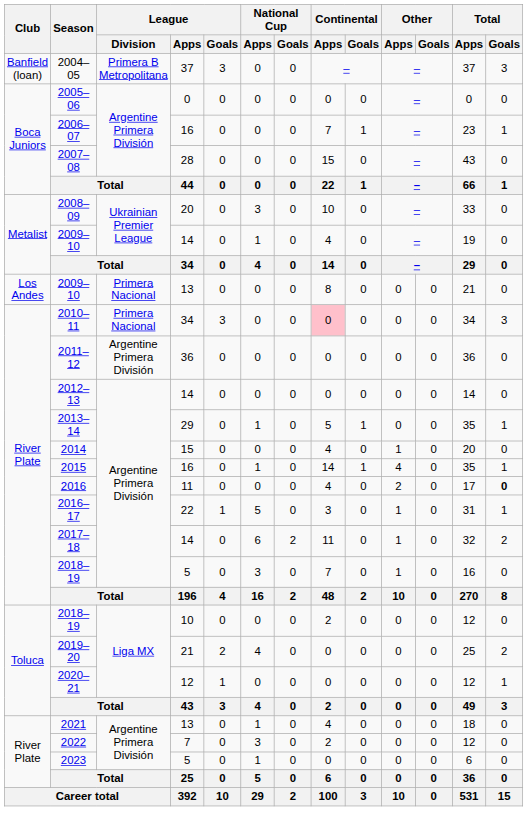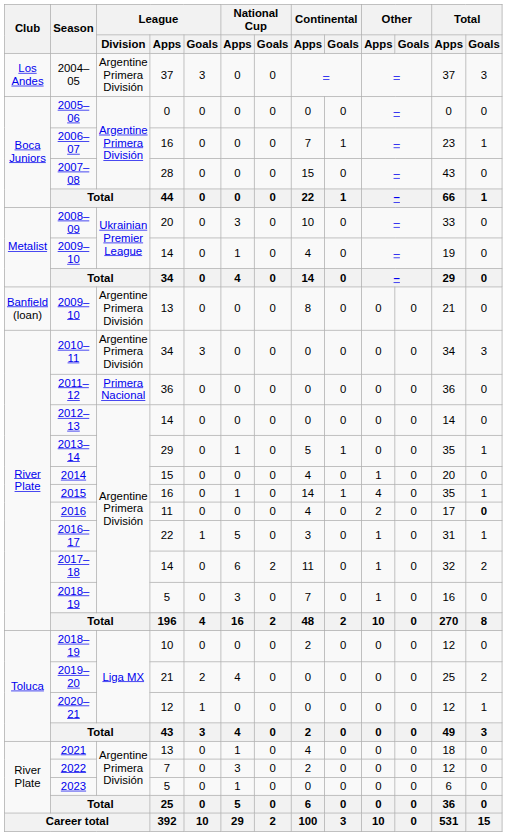(28, 68) Banfield (loan) -> (27, 75) Los Andes
(133, 68) Primera B Metropolitana -> (123, 75) Argentine Primera División
(27, 289) Los Andes -> (28, 308) Banfield (loan)
(133, 289) Primera Nacional -> (123, 308) Argentine Primera División
(133, 320) Primera Nacional -> (123, 352) Argentine Primera División
(328, 320) pink background -> (308, 352) no background
(133, 357) Argentine Primera División -> (123, 389) Primera Nacional
